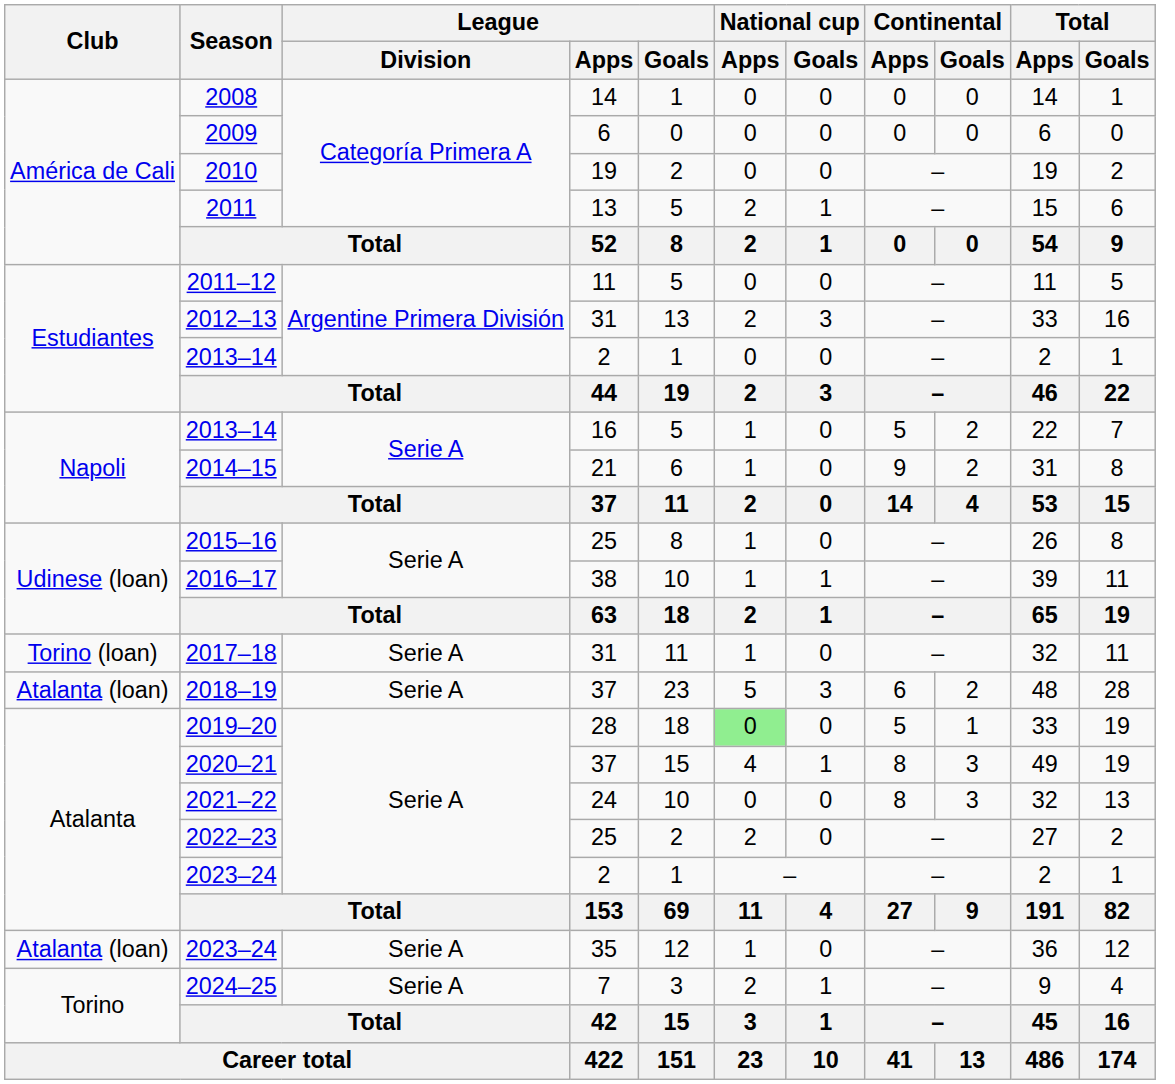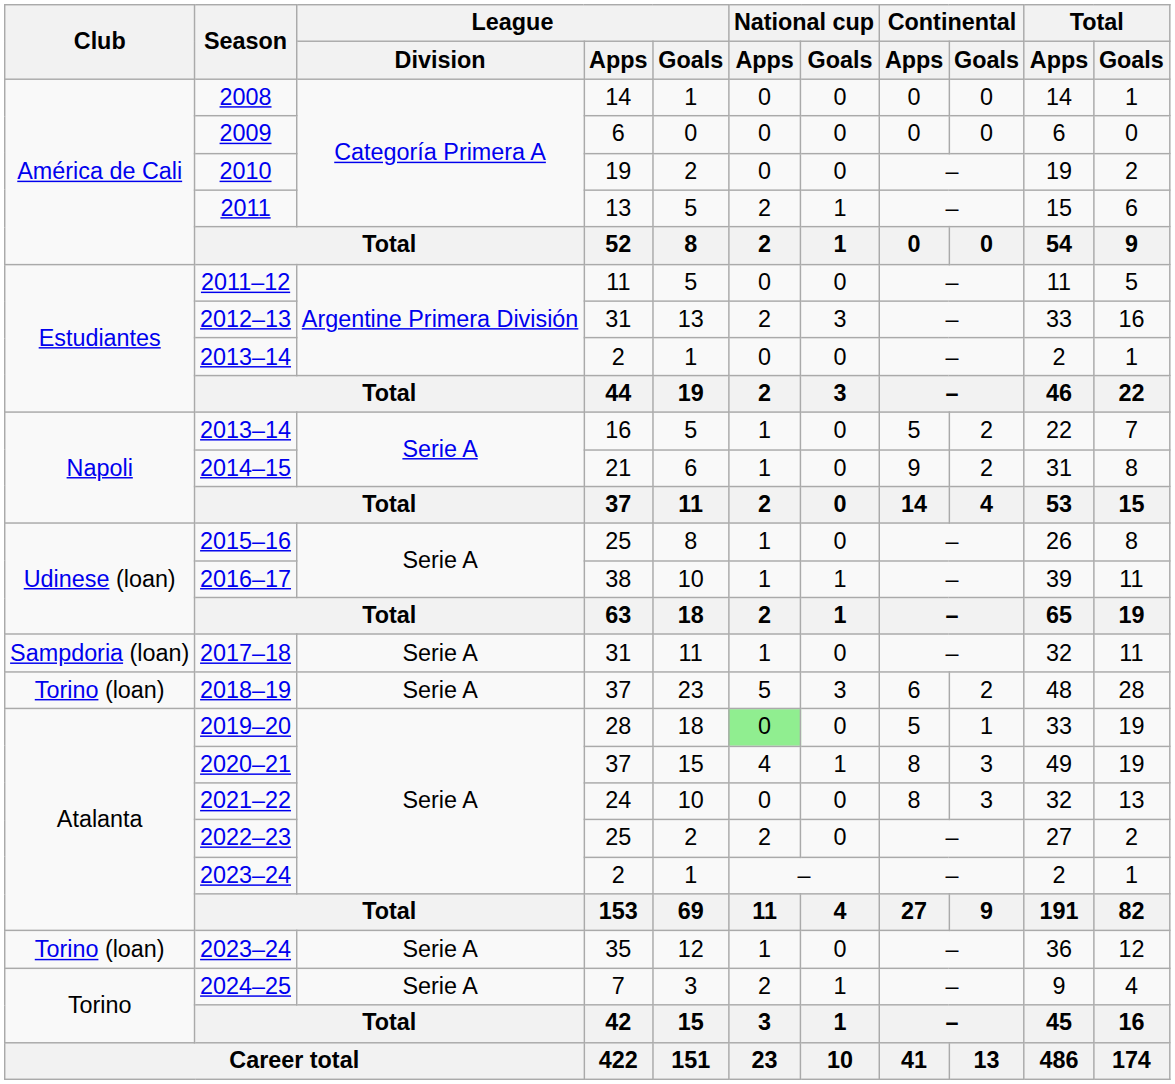(93, 652) Torino (loan) -> (100, 652) Sampdoria (loan)
(93, 689) Atalanta (loan) -> (100, 689) Torino (loan)
(93, 949) Atalanta (loan) -> (100, 949) Torino (loan)
